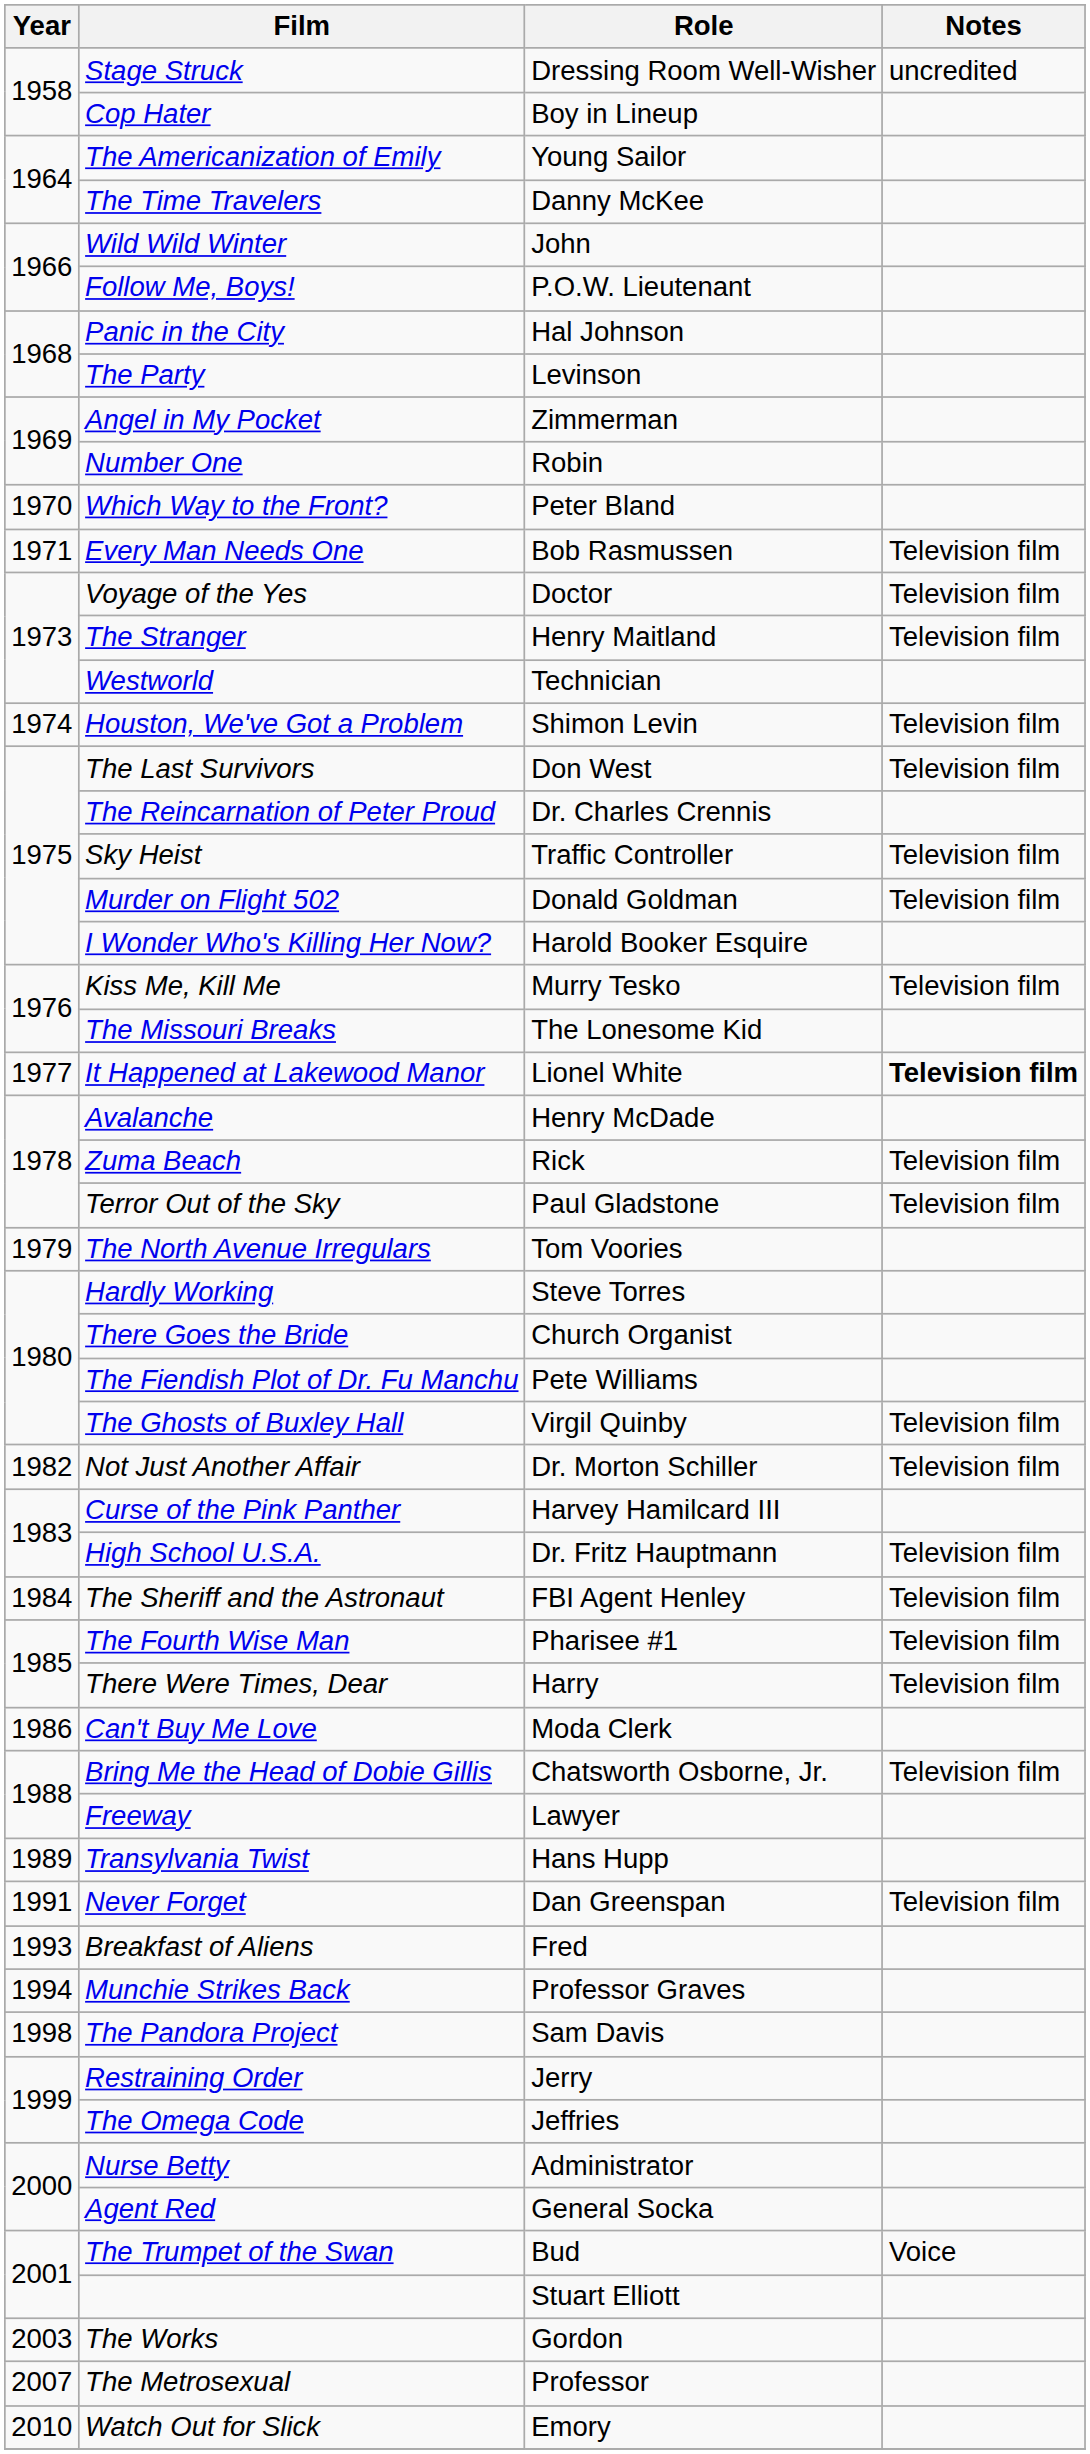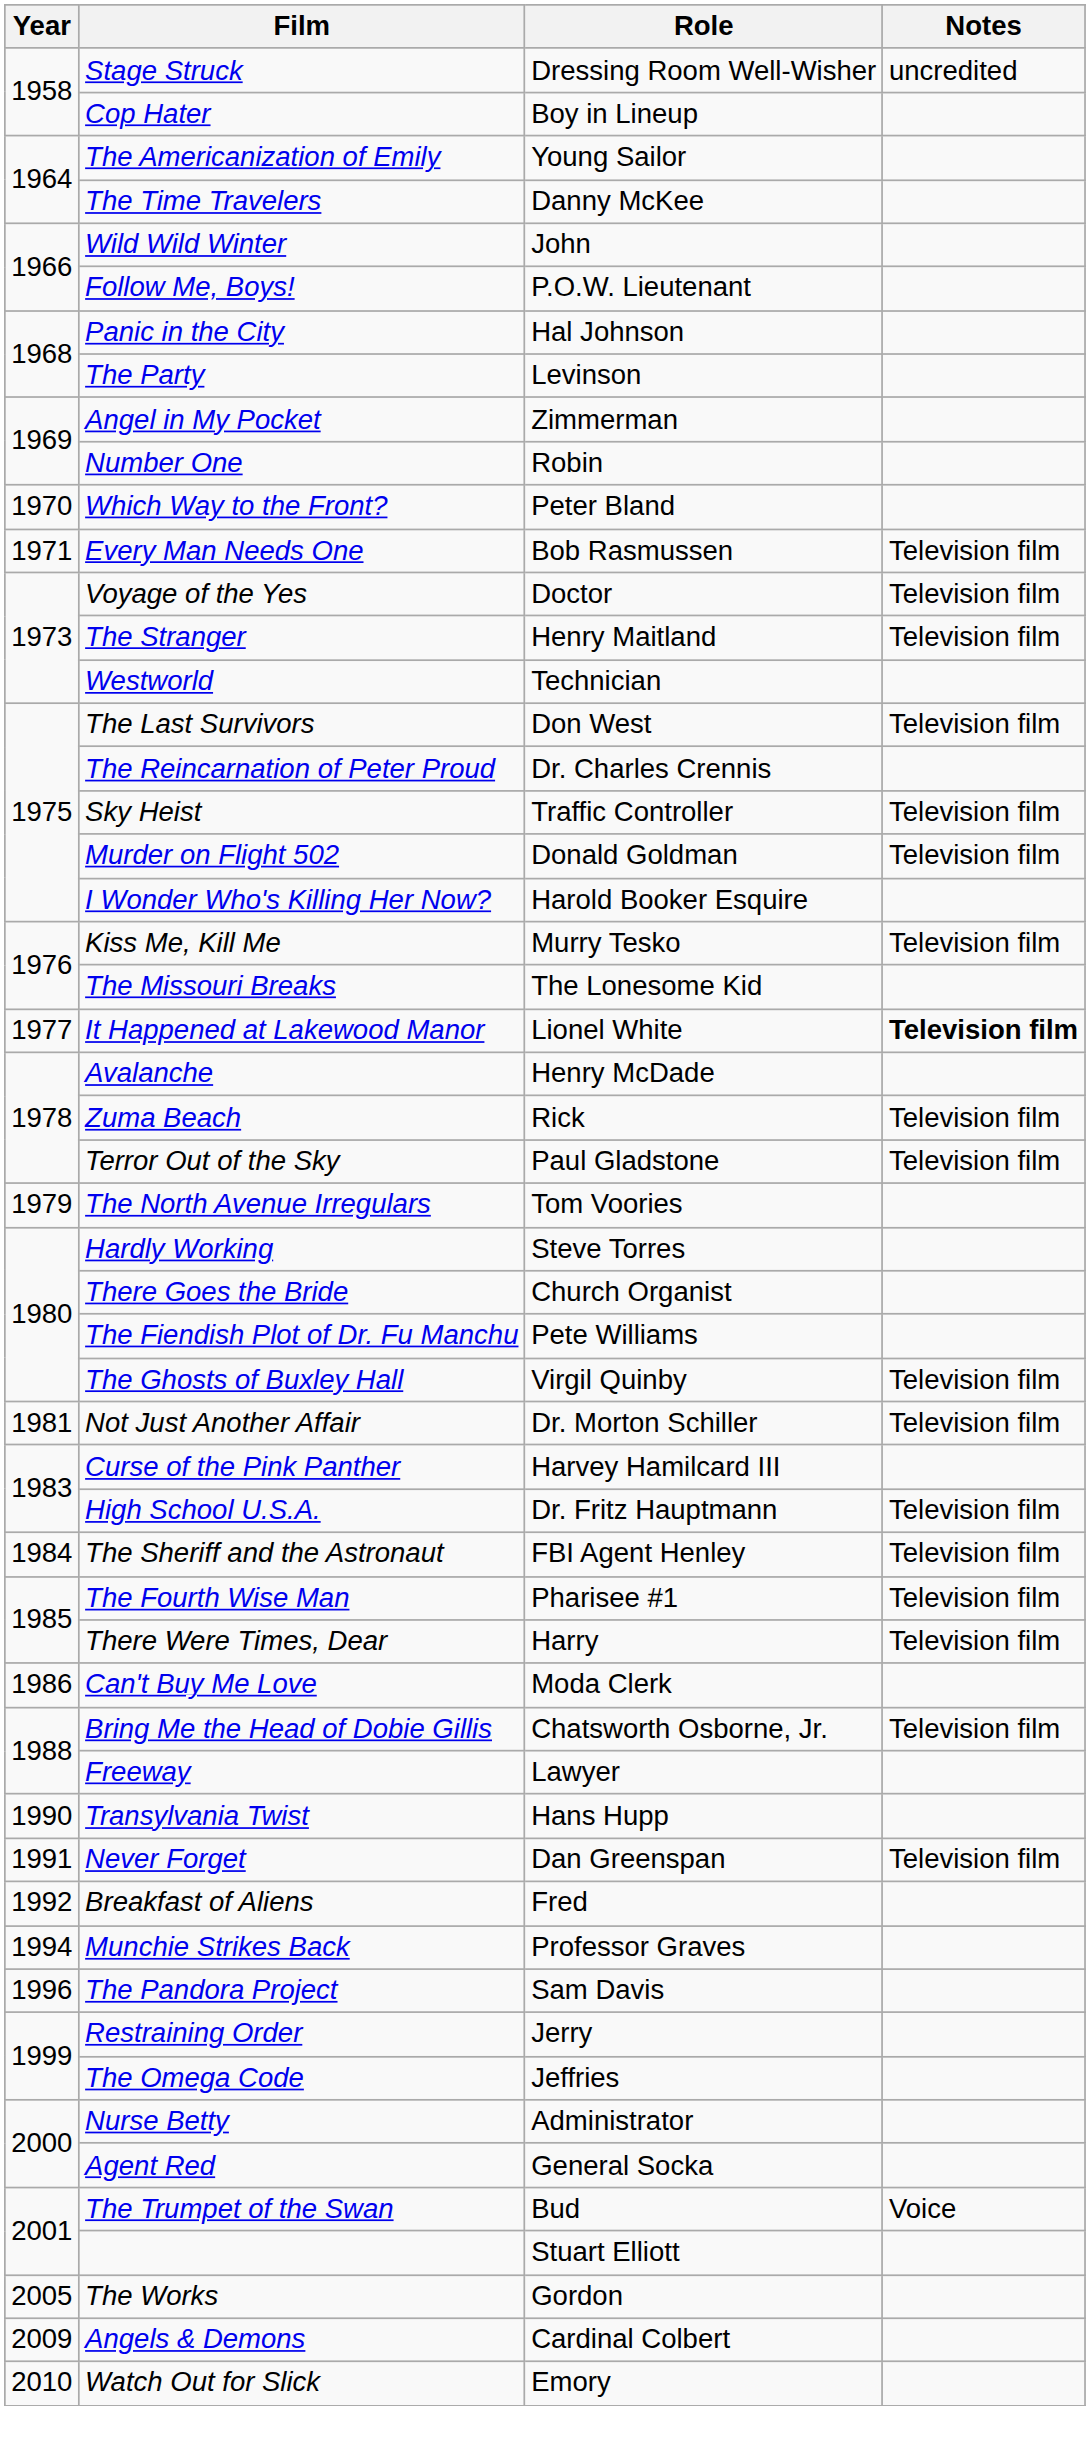- row: (274, 724)
(42, 1466) 1982 -> (42, 1422) 1981
(42, 1859) 1989 -> (42, 1815) 1990
(42, 1946) 1993 -> (42, 1903) 1992
(42, 2033) 1998 -> (42, 1990) 1996
(42, 2339) 2003 -> (42, 2295) 2005
- row: (188, 2383)
+ row: (195, 2339)
